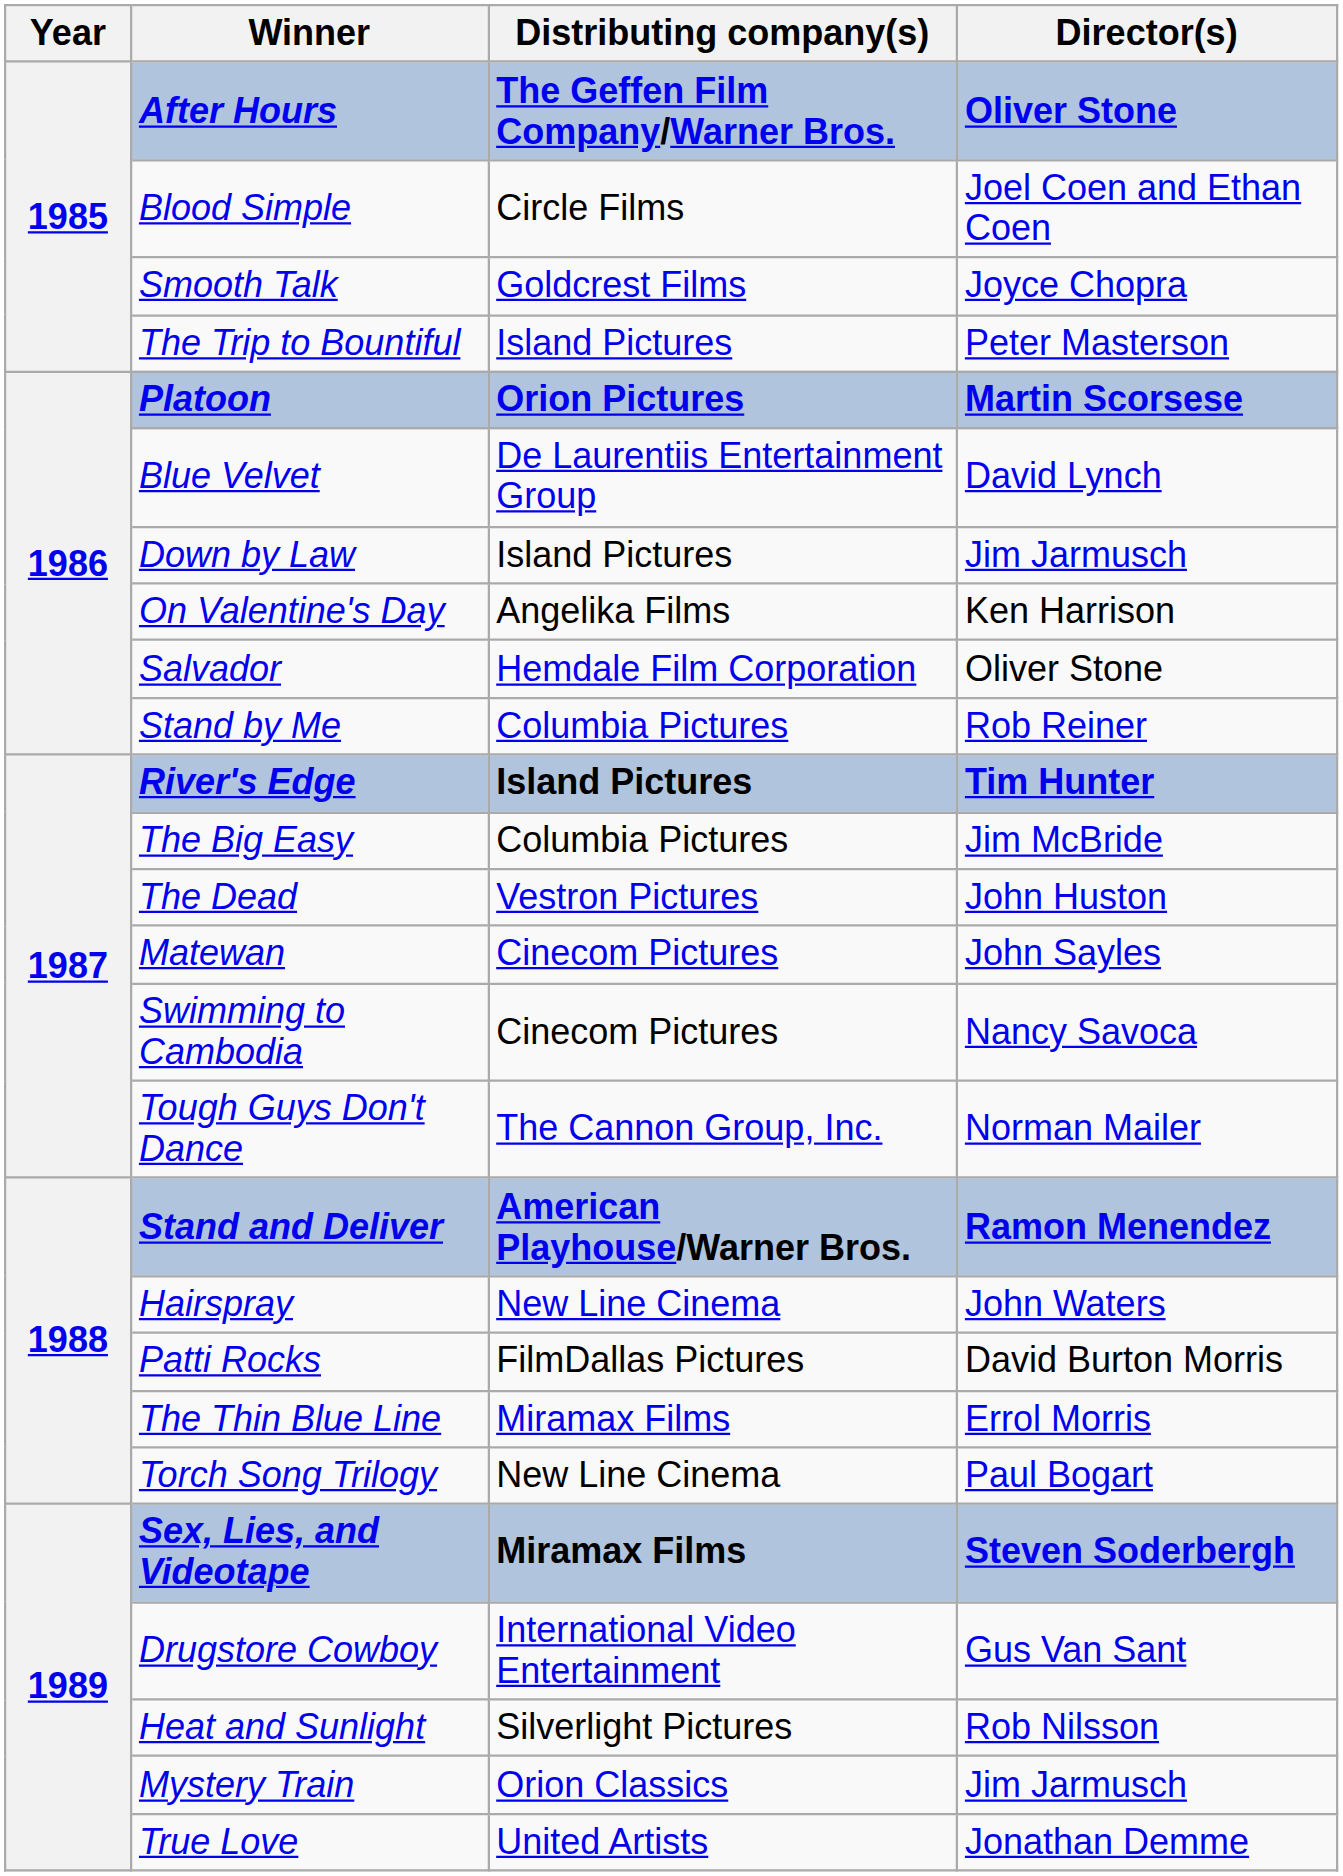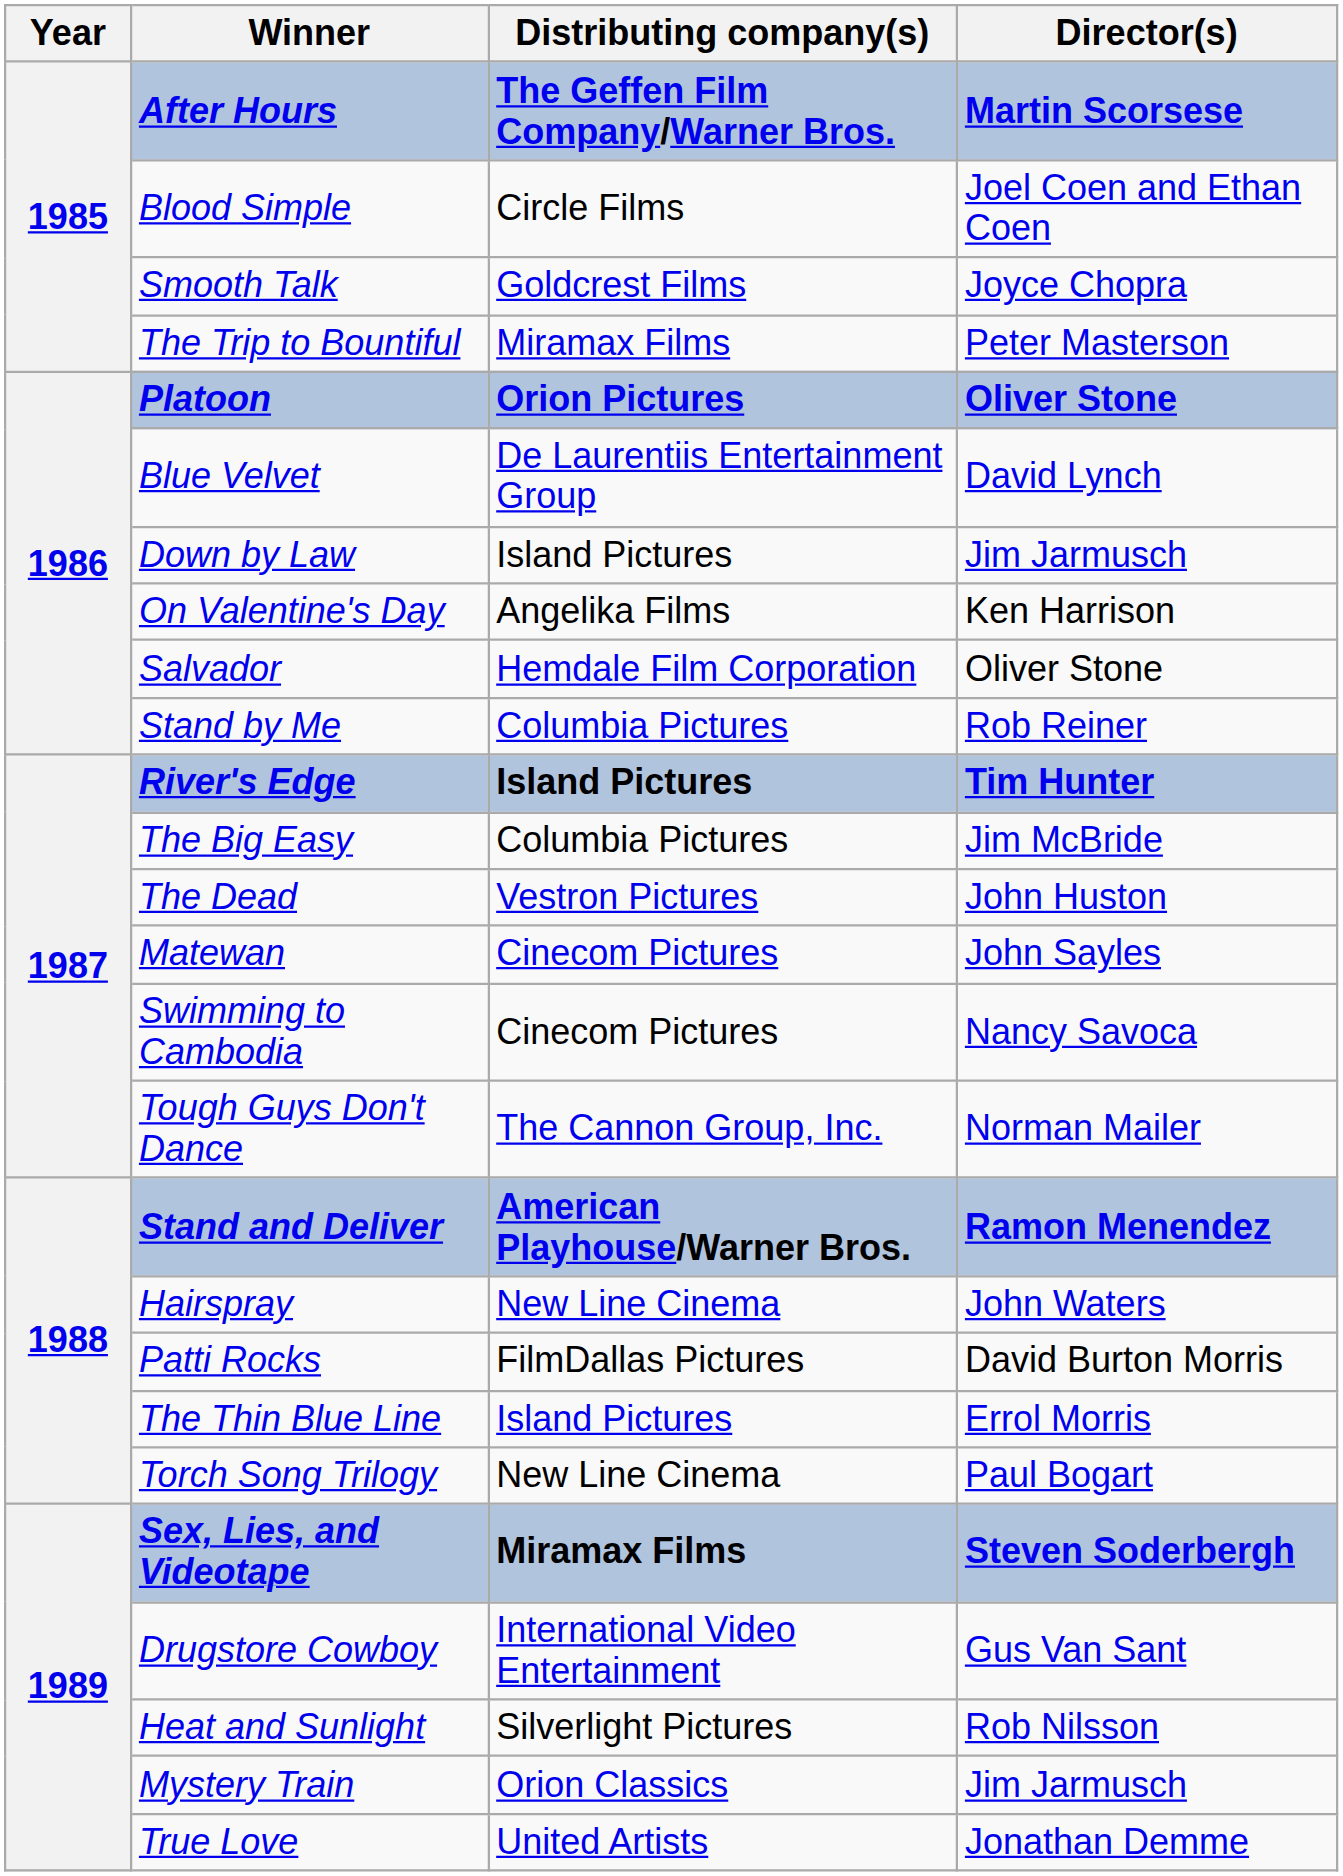(1071, 110) Oliver Stone -> (1104, 110) Martin Scorsese
(614, 342) Island Pictures -> (613, 342) Miramax Films
(1104, 399) Martin Scorsese -> (1071, 399) Oliver Stone
(613, 1417) Miramax Films -> (614, 1417) Island Pictures
